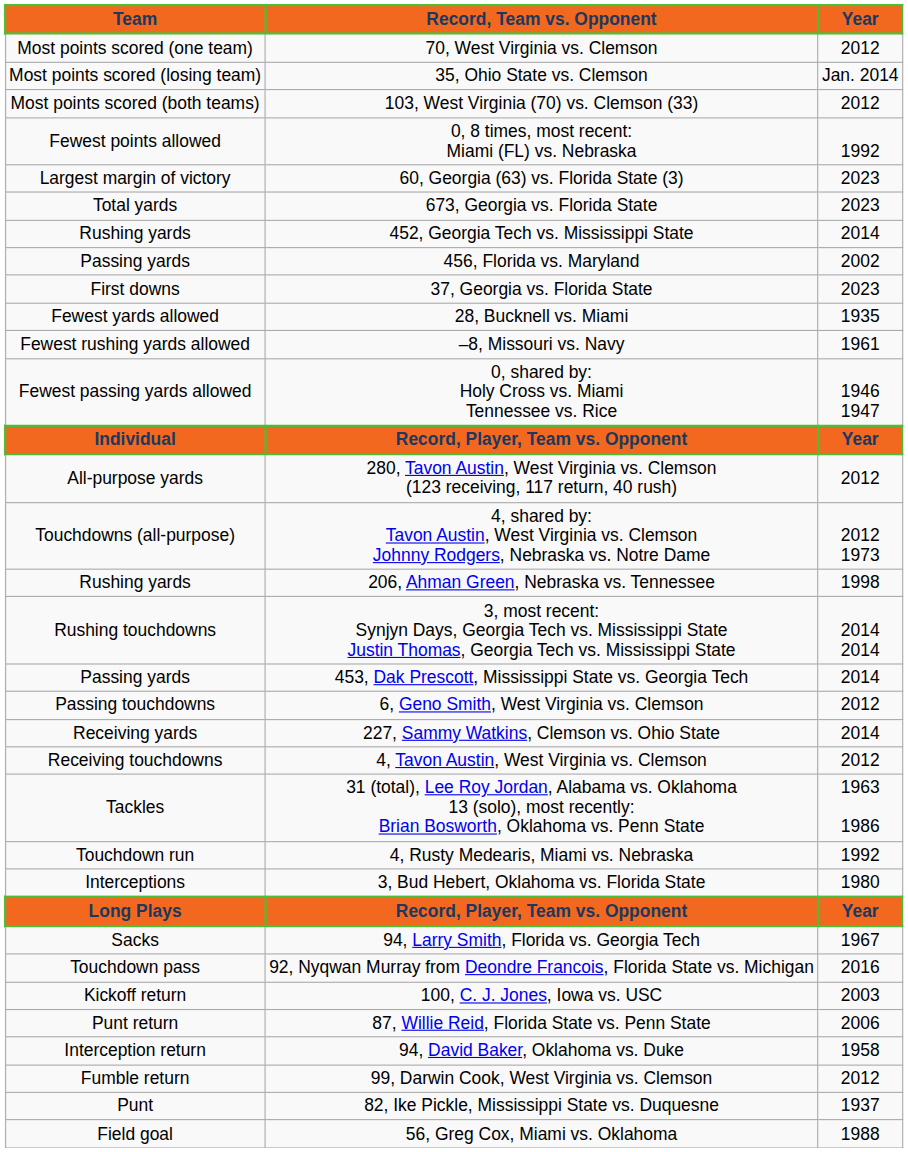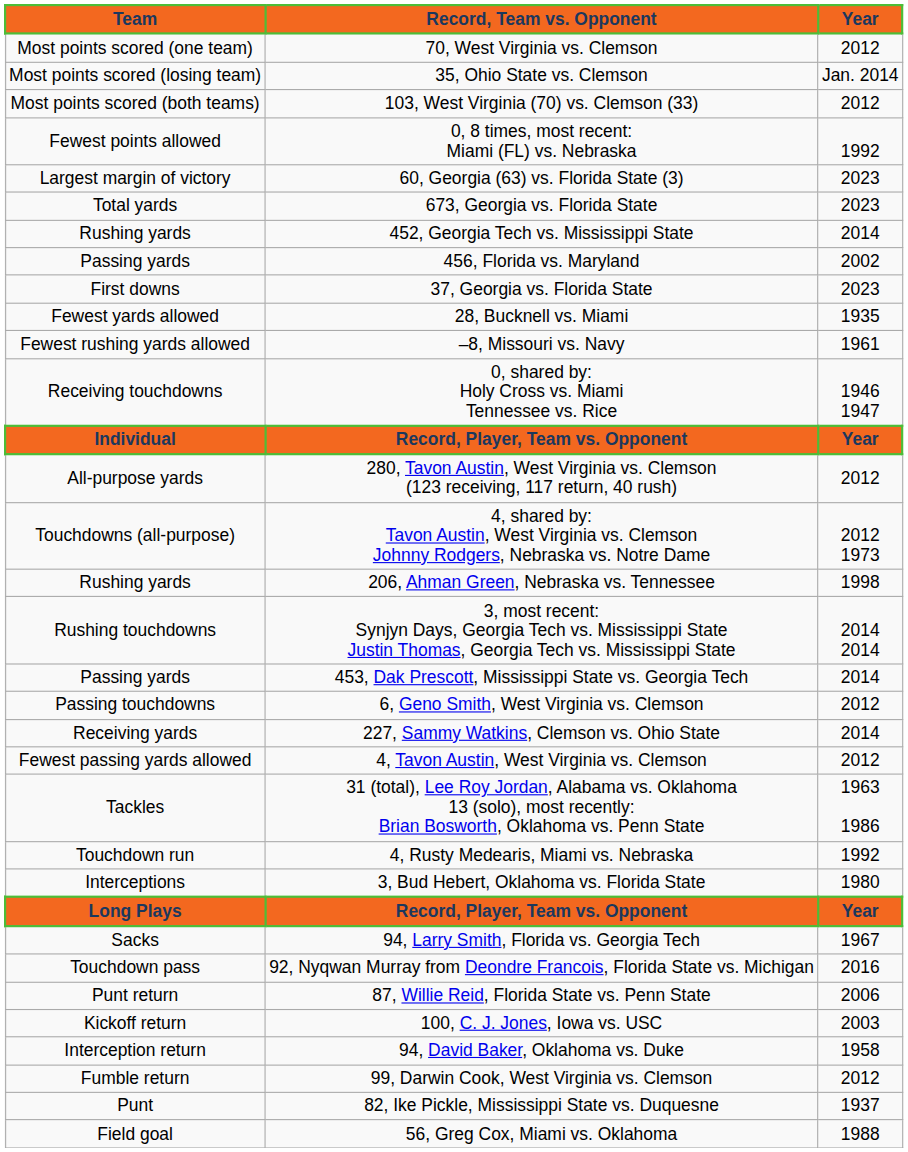(135, 391) Fewest passing yards allowed -> (135, 391) Receiving touchdowns
(135, 760) Receiving touchdowns -> (135, 760) Fewest passing yards allowed
rows swapped: (542, 995) <-> (542, 1023)
